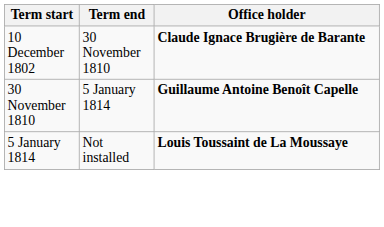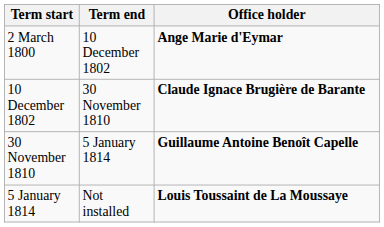+ row: (31, 44)
